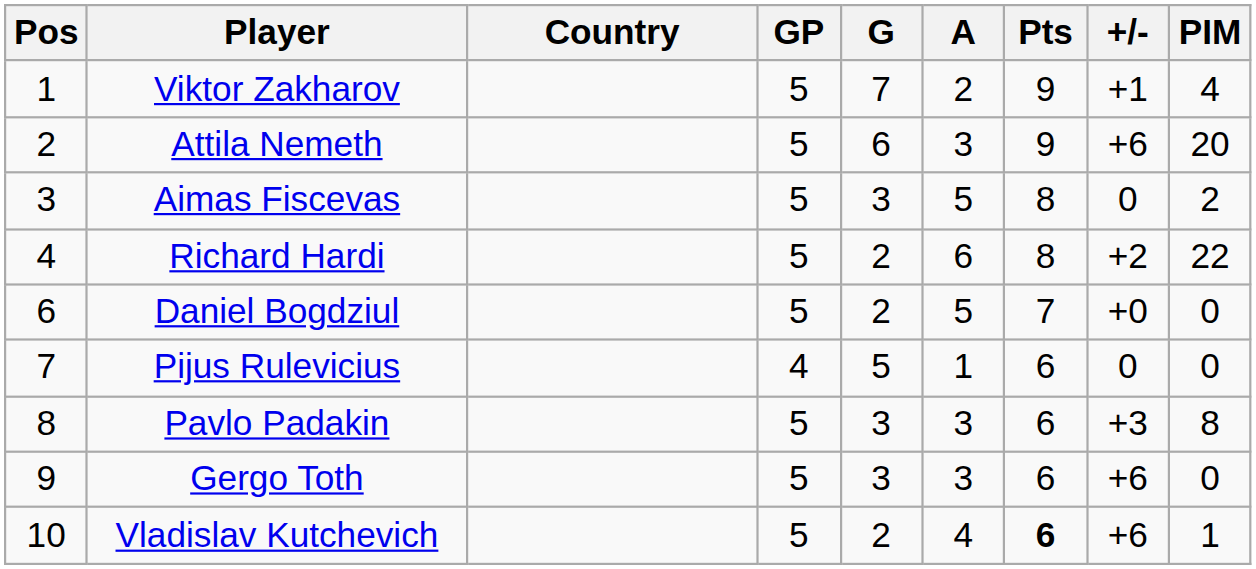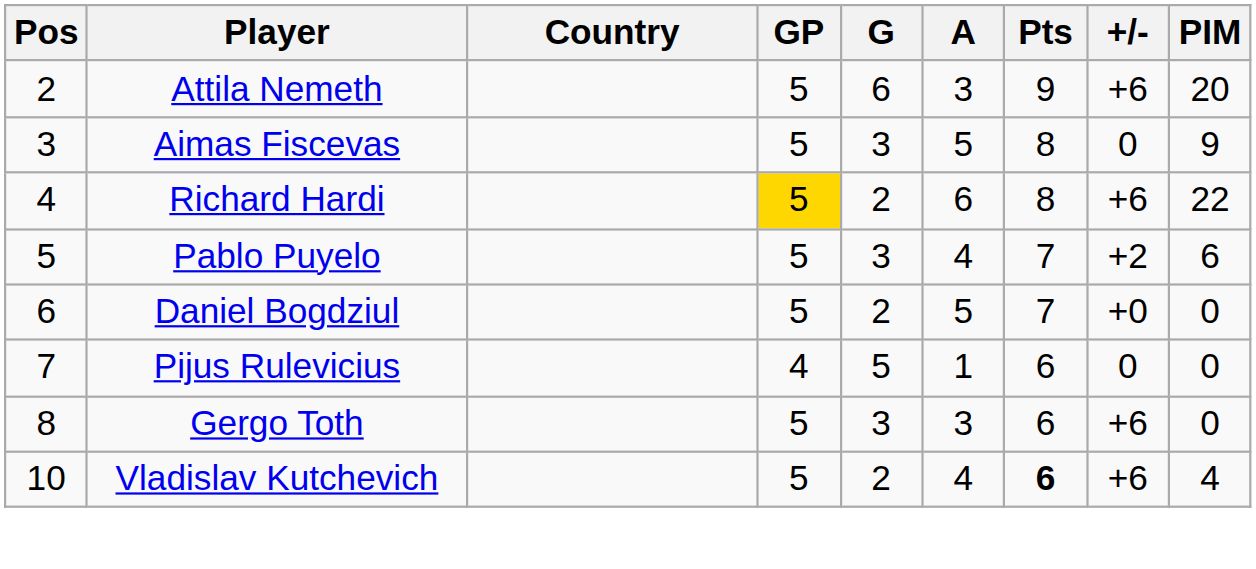- row: (277, 88)
(1210, 199) 2 -> (1210, 144) 9
(799, 255) no background -> (799, 199) gold background
(1128, 255) +2 -> (1128, 199) +6
+ row: (277, 255)
- row: (277, 423)
(46, 479) 9 -> (46, 423) 8
(1210, 534) 1 -> (1210, 479) 4
